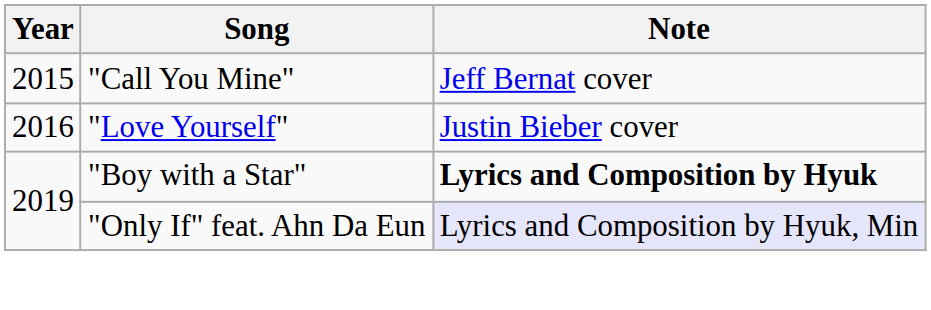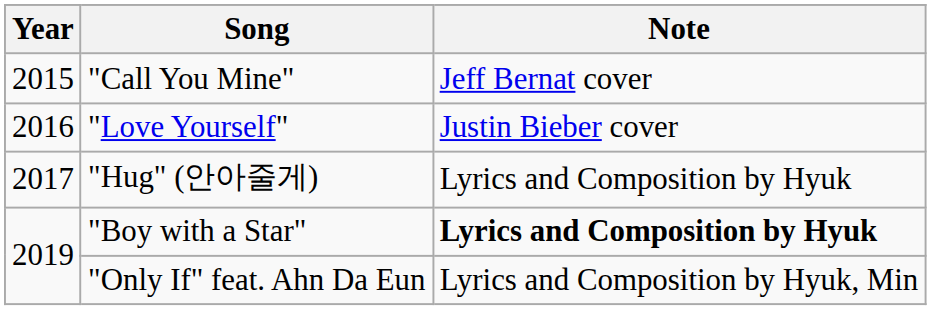+ row: (203, 177)
(679, 224) lavender background -> (679, 279) no background
